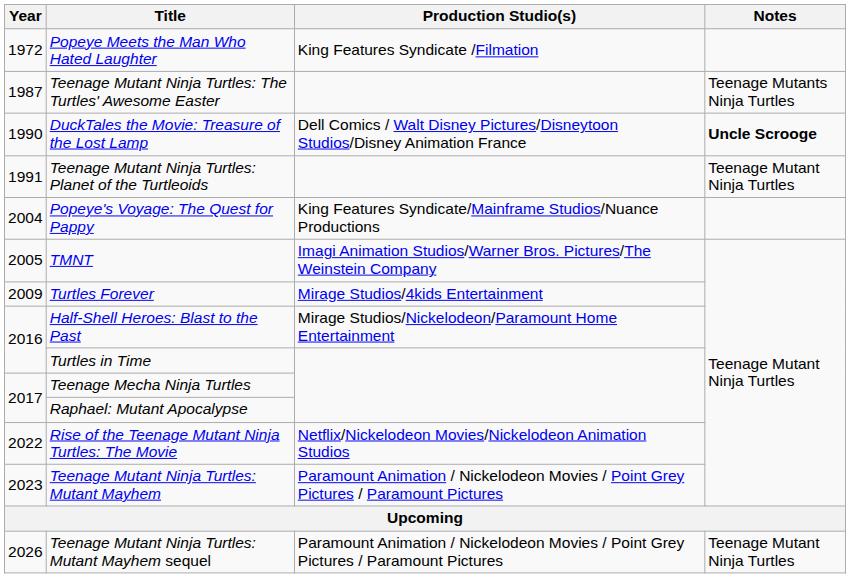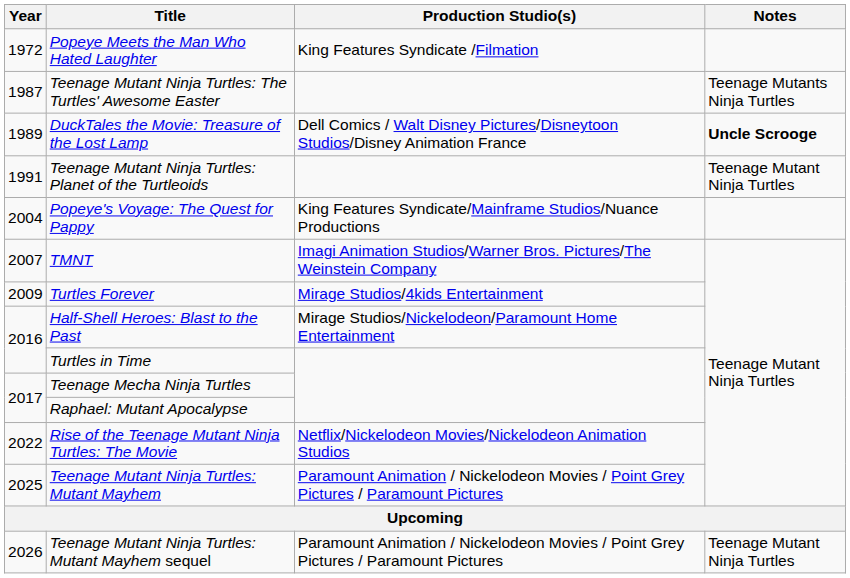(25, 134) 1990 -> (25, 134) 1989
(25, 260) 2005 -> (25, 260) 2007
(25, 485) 2023 -> (25, 485) 2025
